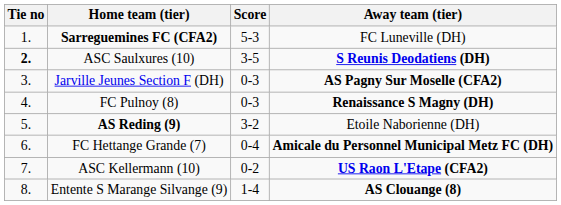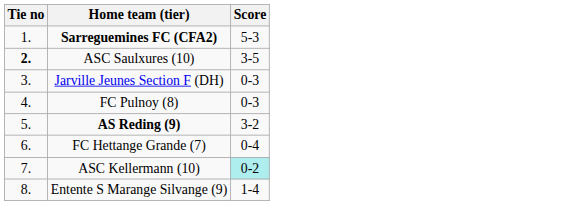- column: (413, 15)
(250, 168) no background -> (250, 168) paleturquoise background
